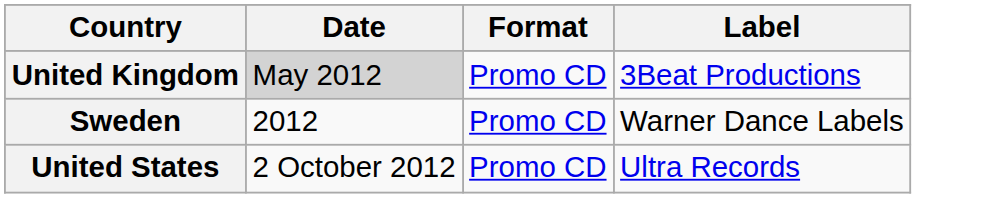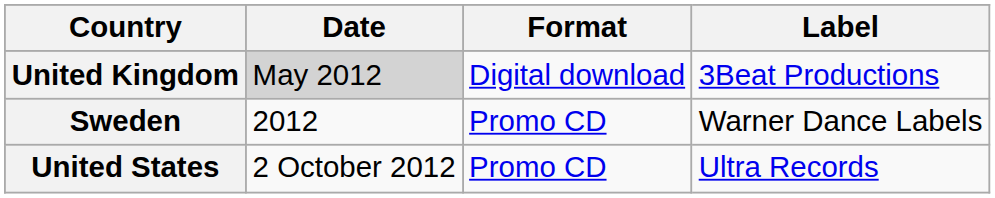(538, 74) Promo CD -> (577, 74) Digital download
